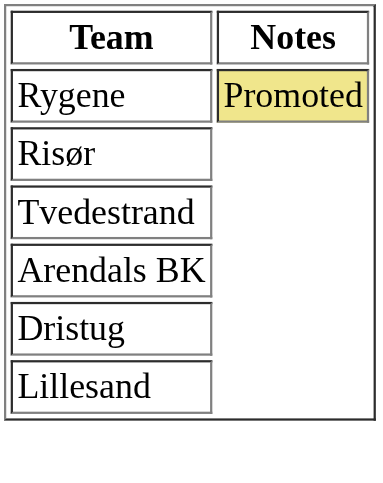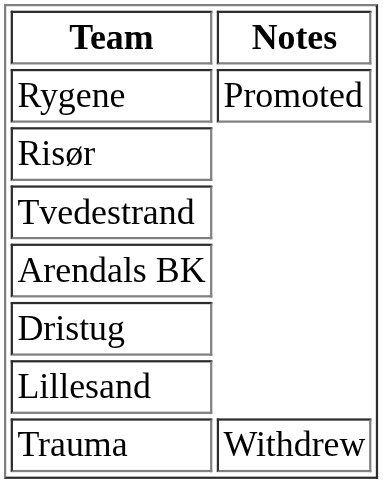(293, 95) khaki background -> (293, 95) no background
+ row: (73, 444)
